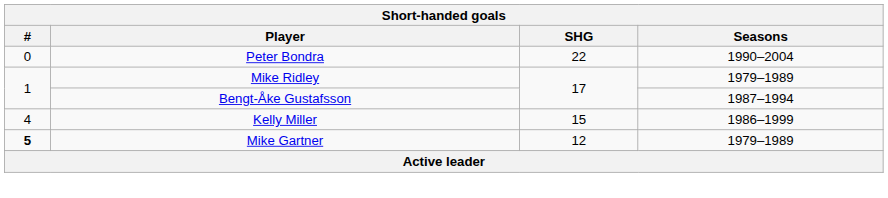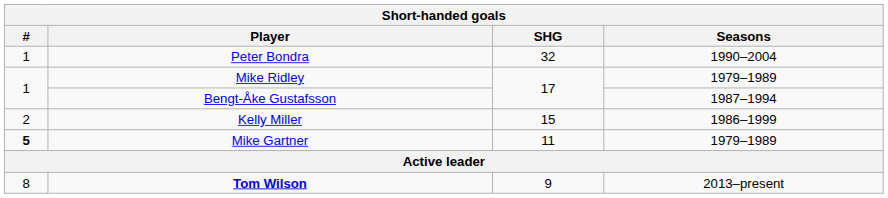(27, 57) 0 -> (26, 57) 1
(579, 57) 22 -> (548, 57) 32
(27, 120) 4 -> (26, 120) 2
(579, 141) 12 -> (548, 141) 11
+ row: (270, 183)
